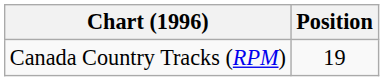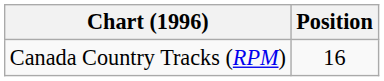(334, 57) 19 -> (334, 57) 16
